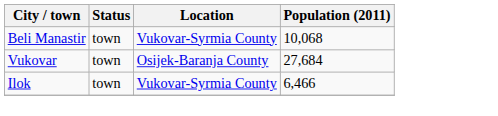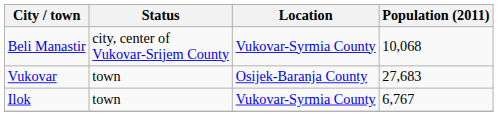(106, 38) town -> (161, 46) city, center of Vukovar-Srijem County
(303, 60) 27,684 -> (402, 76) 27,683
(299, 83) 6,466 -> (398, 99) 6,767
